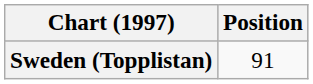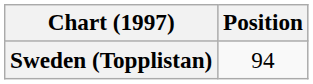(263, 59) 91 -> (263, 59) 94
